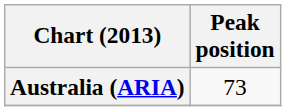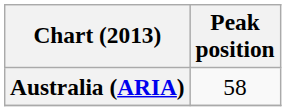(235, 86) 73 -> (235, 86) 58
